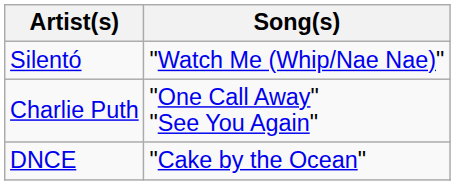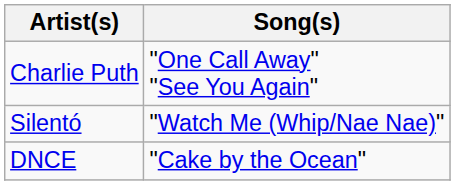rows swapped: (74, 110) <-> (46, 60)
